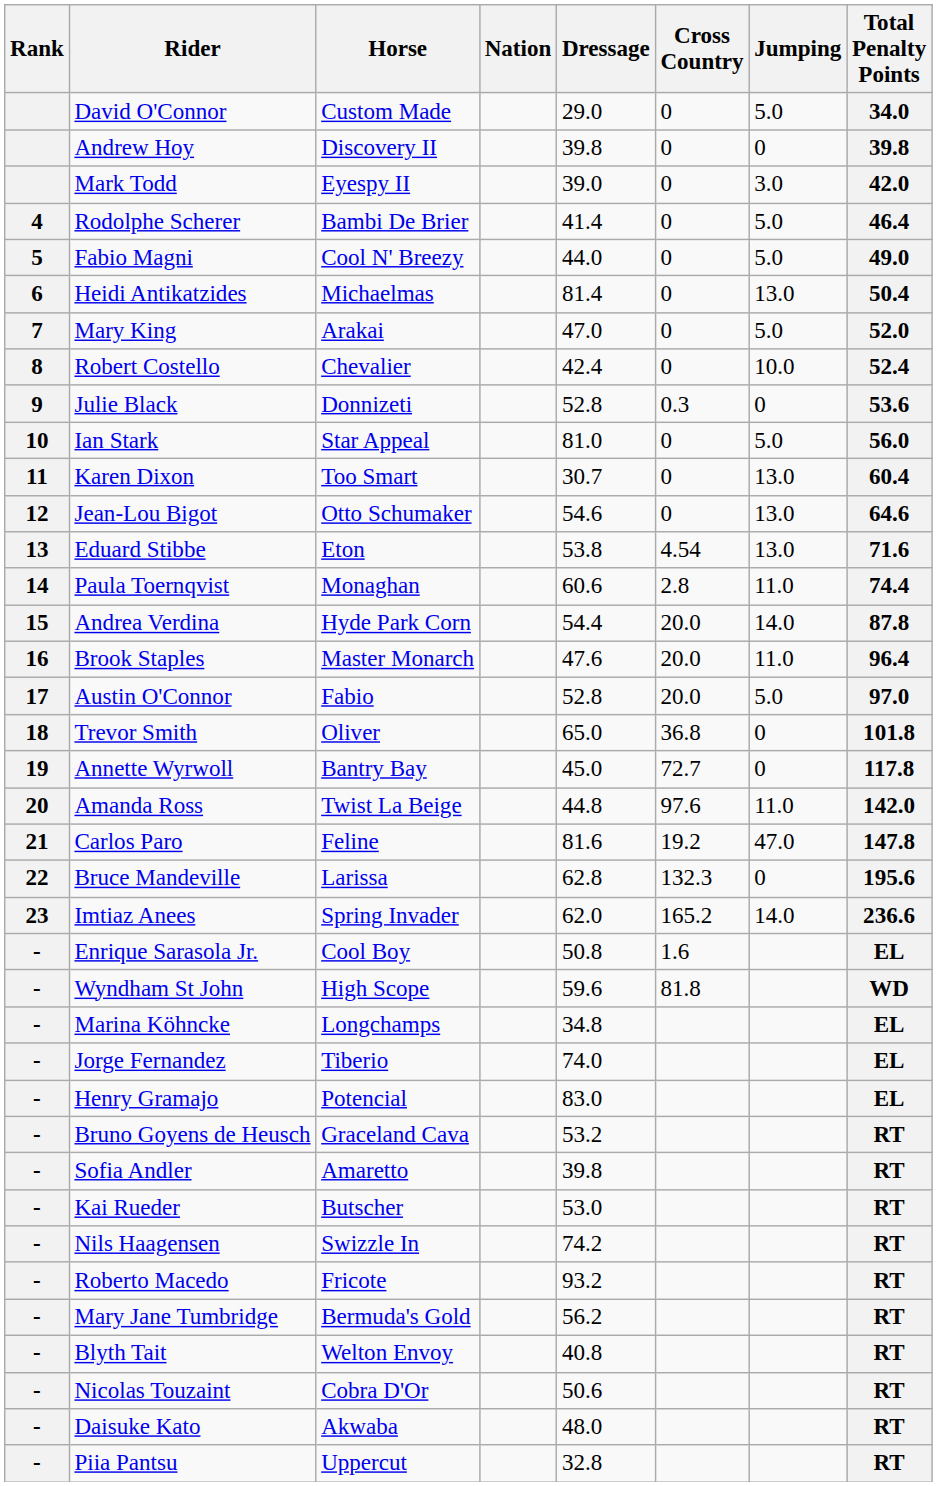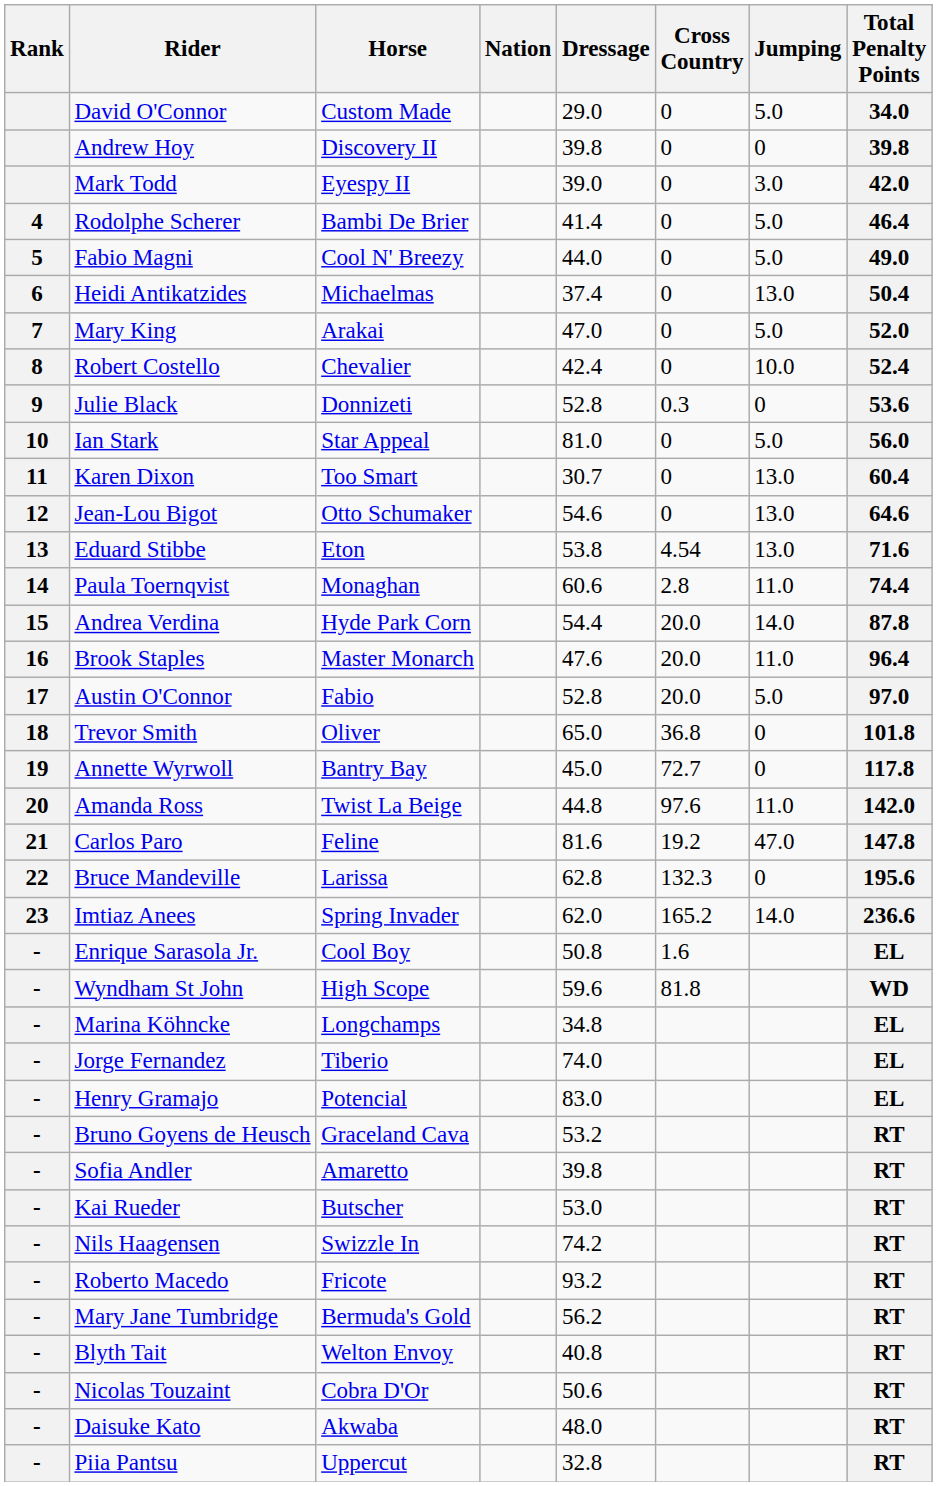(582, 293) 81.4 -> (582, 293) 37.4
